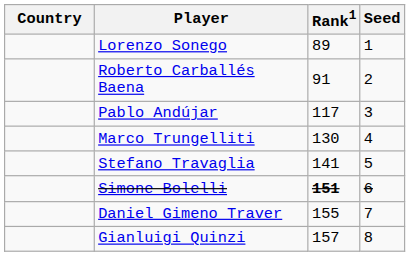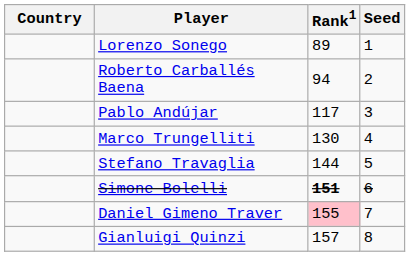(321, 80) 91 -> (321, 80) 94
(326, 164) 141 -> (326, 164) 144
(326, 214) no background -> (326, 214) pink background
